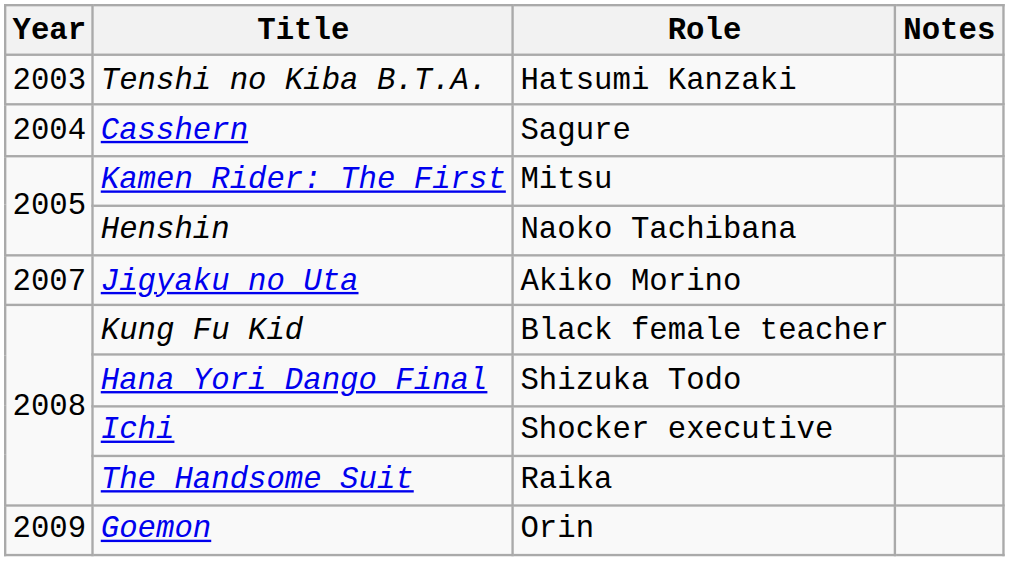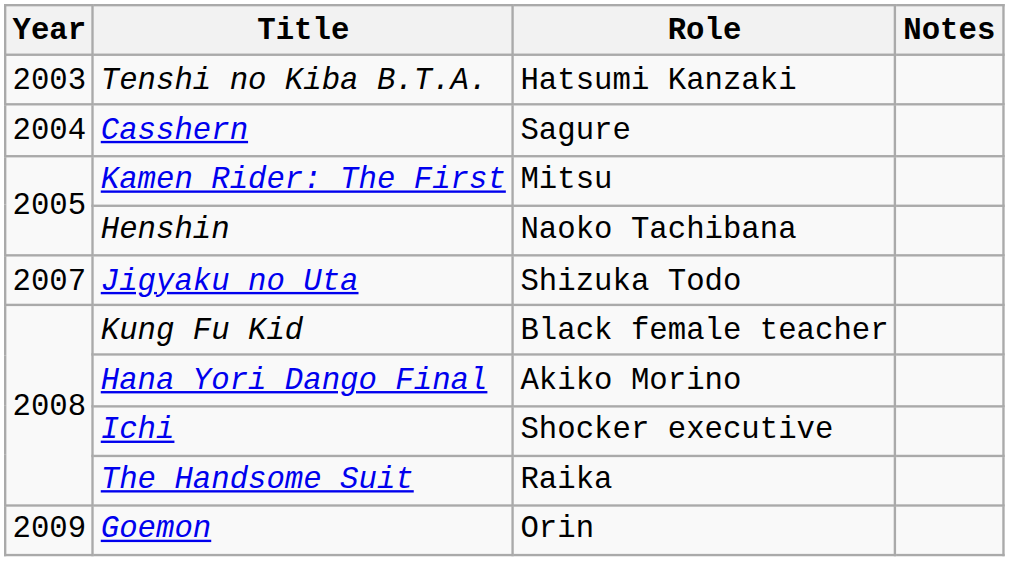(631, 280) Akiko Morino -> (631, 280) Shizuka Todo
(631, 380) Shizuka Todo -> (631, 380) Akiko Morino
